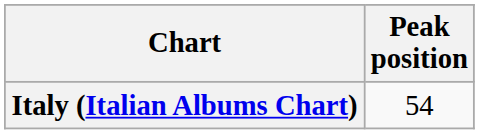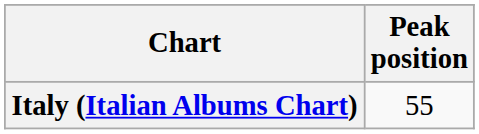(419, 104) 54 -> (419, 104) 55
